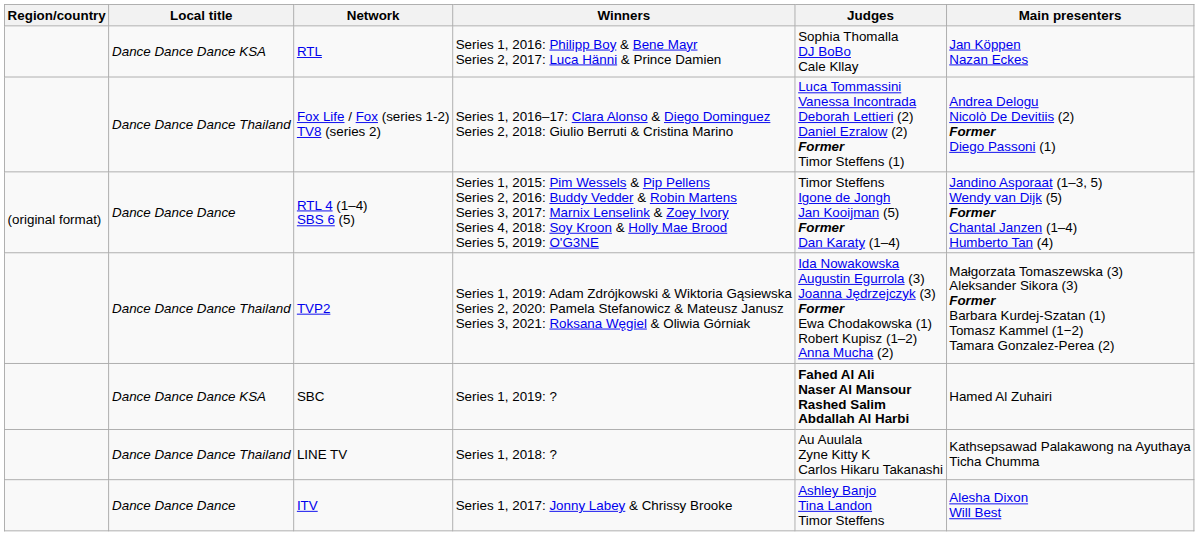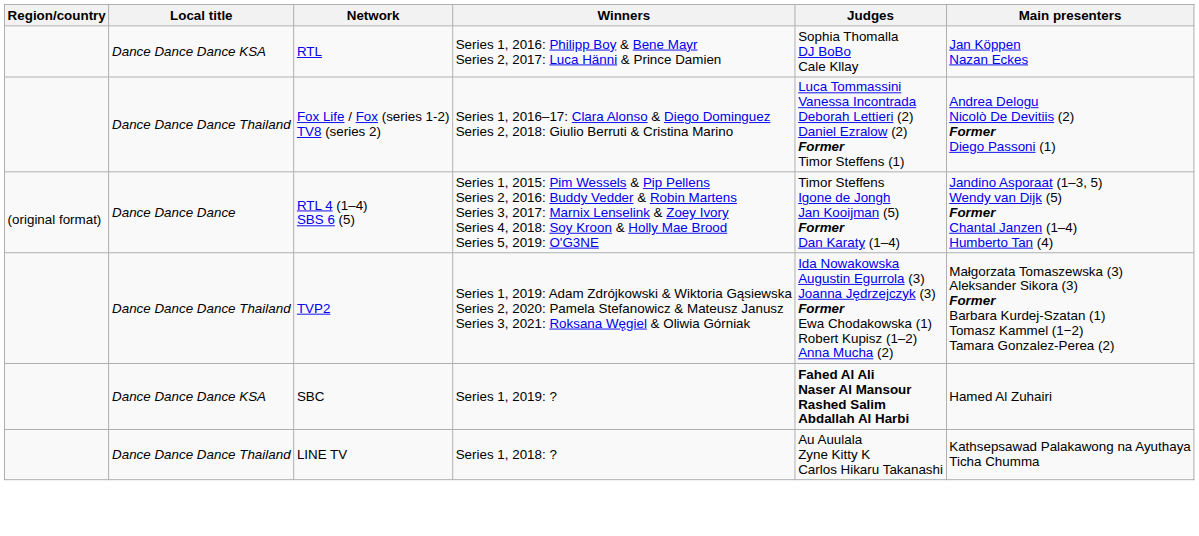- row: (307, 506)
